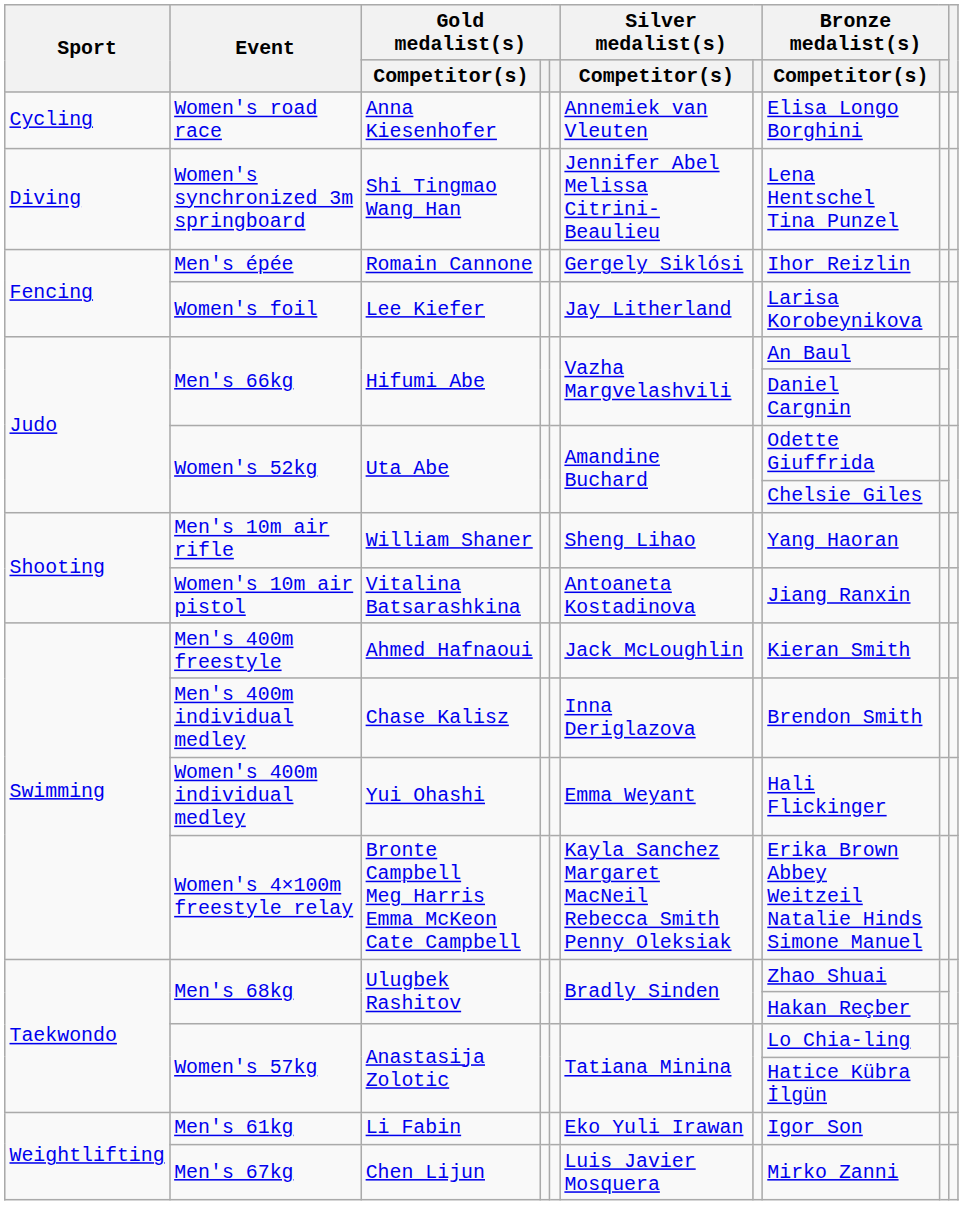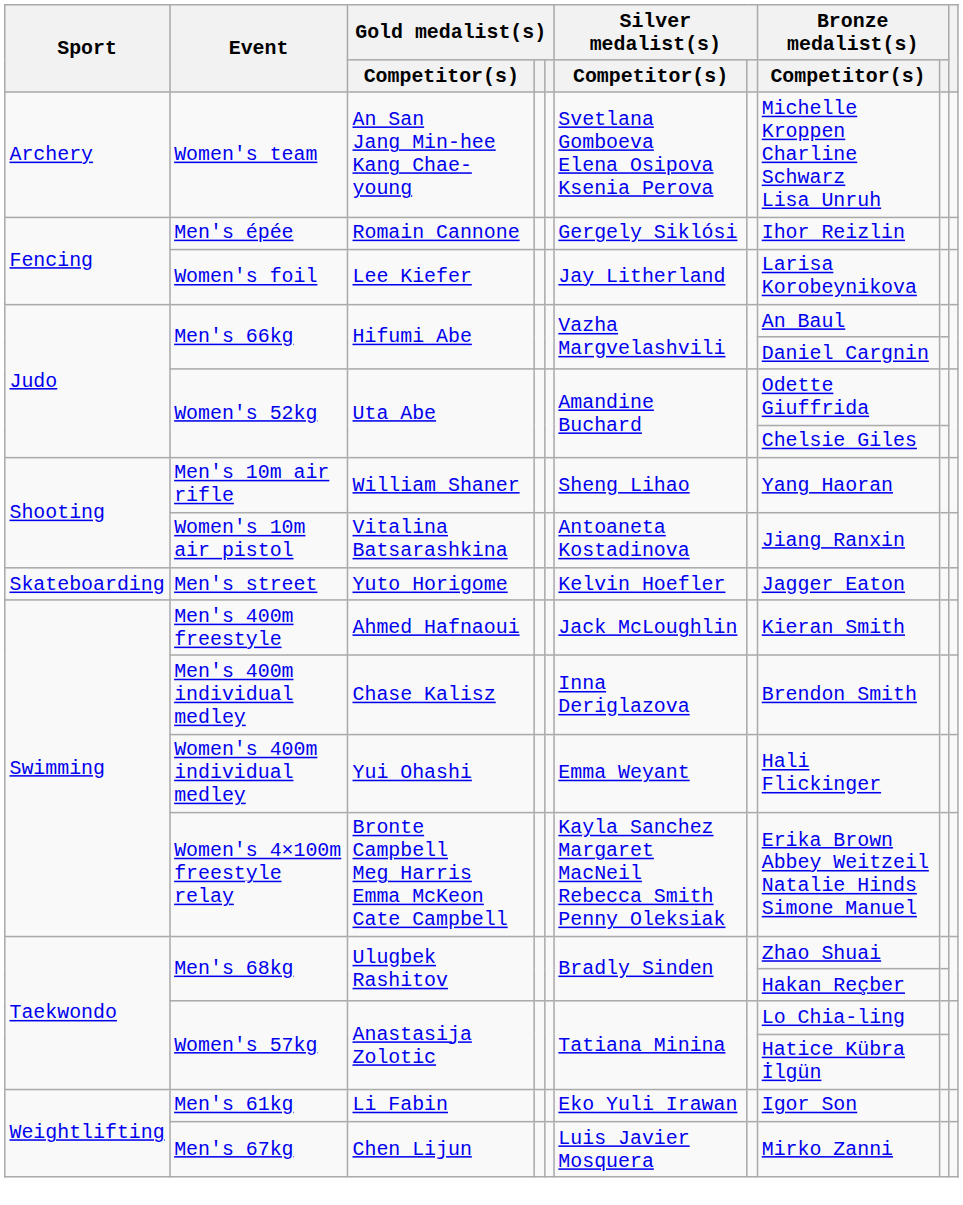+ row: (246, 155)
- row: (246, 120)
- row: (264, 199)
+ row: (246, 584)
